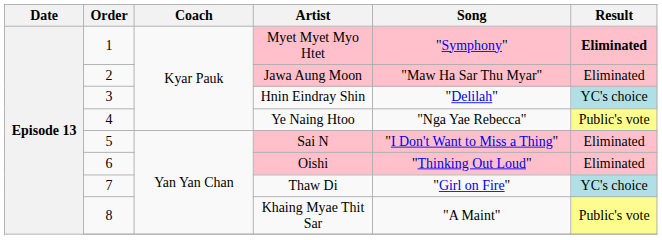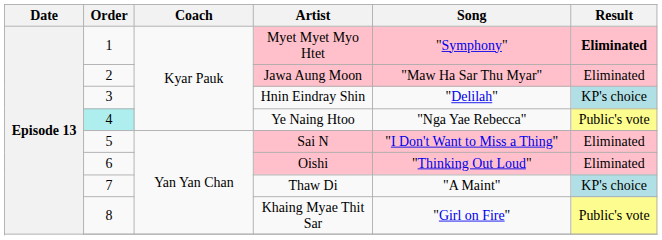(614, 97) YC's choice -> (614, 97) KP's choice
(109, 119) no background -> (109, 119) paleturquoise background
(472, 185) "Girl on Fire" -> (472, 185) "A Maint"
(614, 185) YC's choice -> (614, 185) KP's choice
(472, 215) "A Maint" -> (472, 215) "Girl on Fire"
